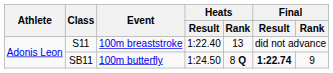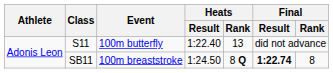(141, 45) 100m breaststroke -> (131, 45) 100m butterfly
(131, 60) 100m butterfly -> (141, 60) 100m breaststroke
(312, 60) 9 -> (312, 60) 8
